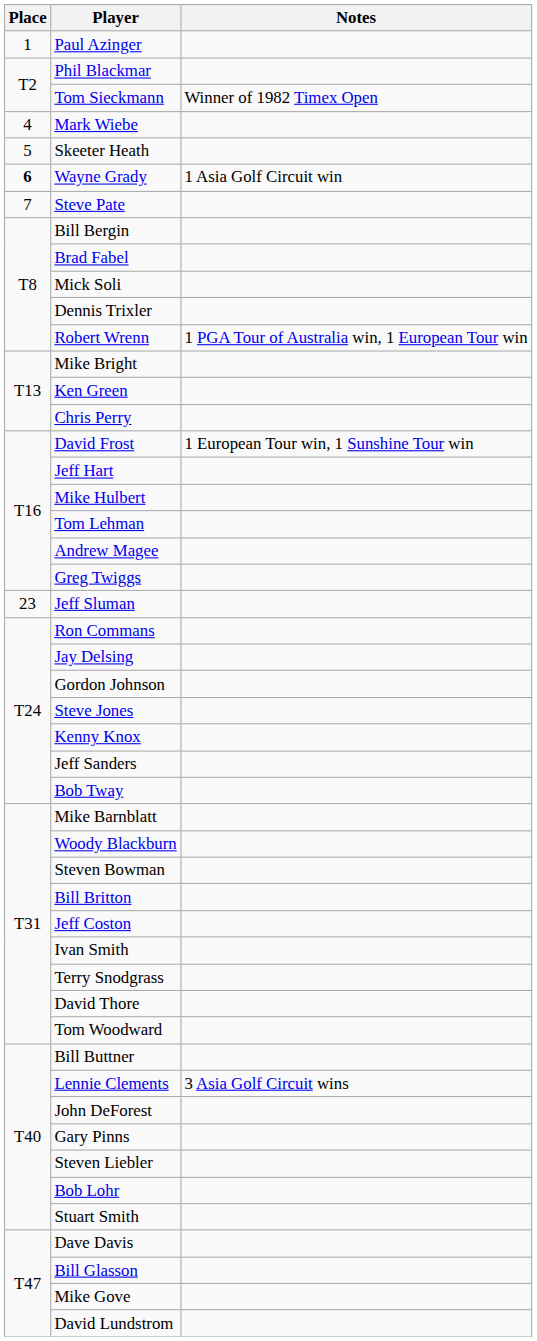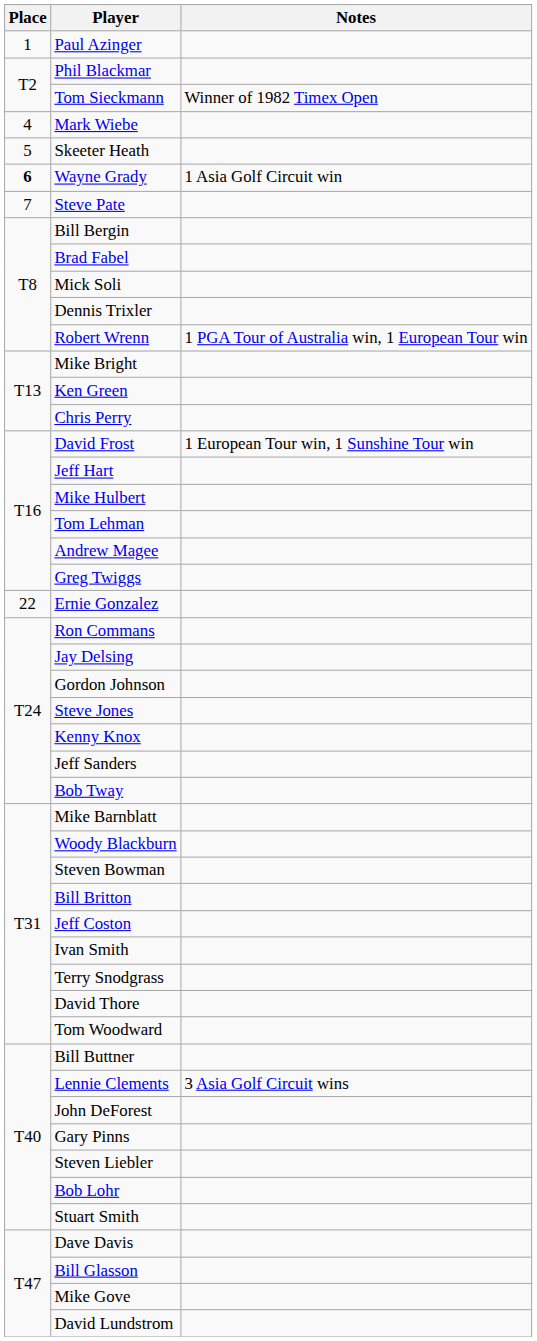+ row: (106, 603)
- row: (95, 603)
